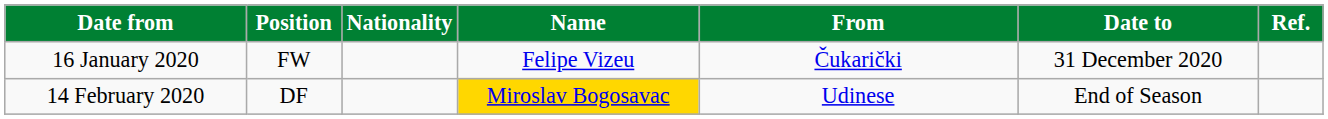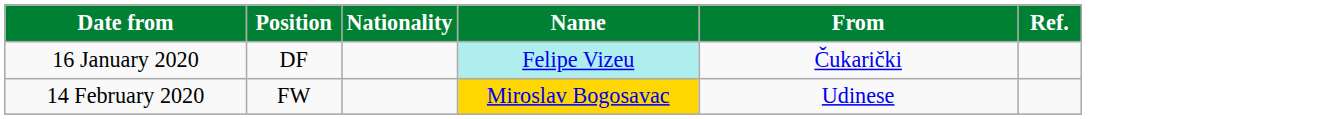- column: (1138, 23)
(294, 59) FW -> (294, 59) DF
(578, 59) no background -> (578, 59) paleturquoise background
(294, 96) DF -> (294, 96) FW
